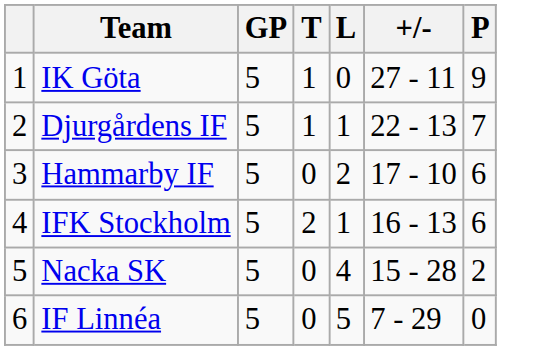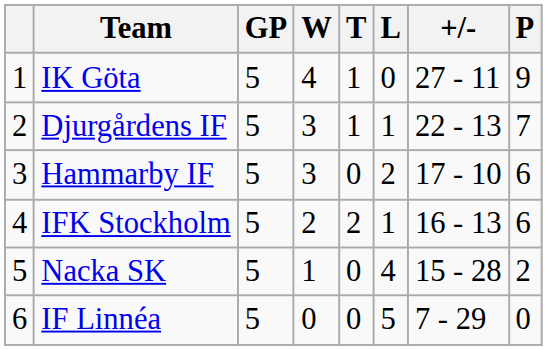+ column: (317, 28)
